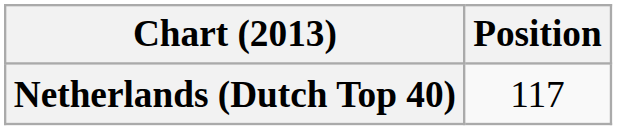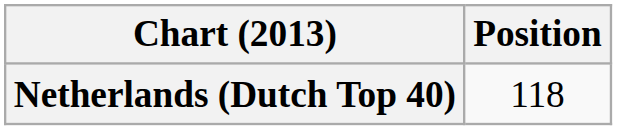(537, 93) 117 -> (537, 93) 118
